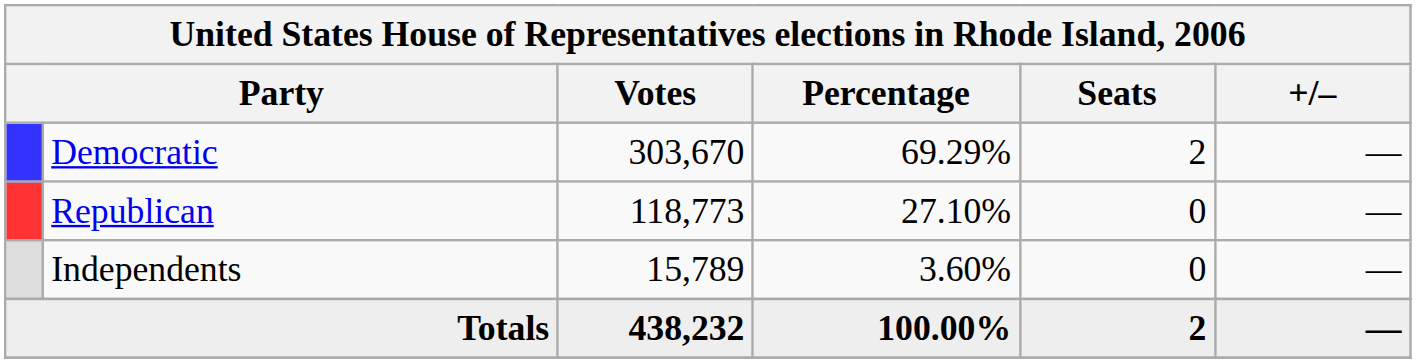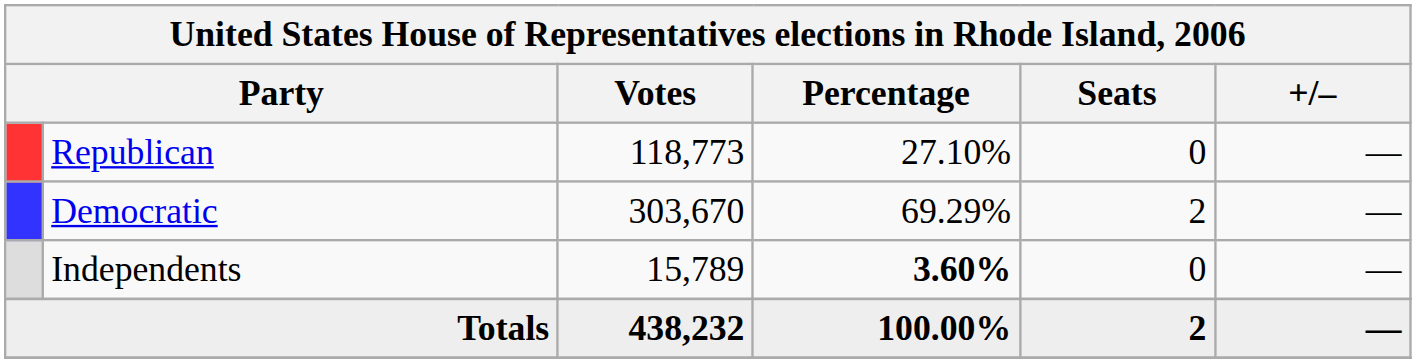rows swapped: (134, 151) <-> (132, 210)
(965, 269) normal -> (962, 269) bold
